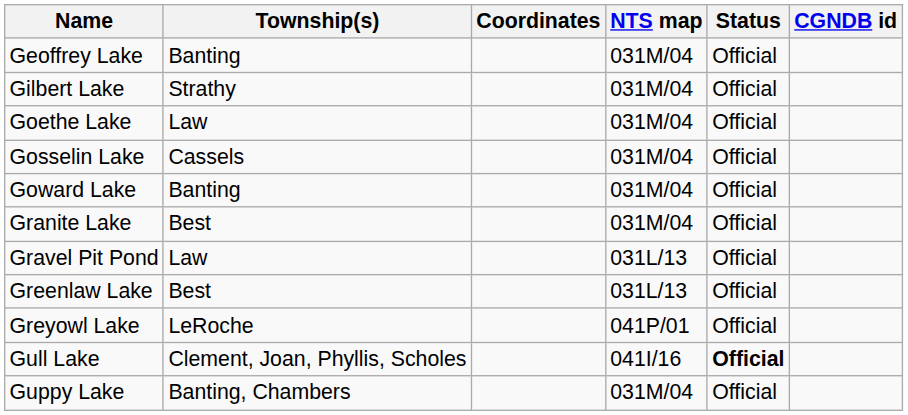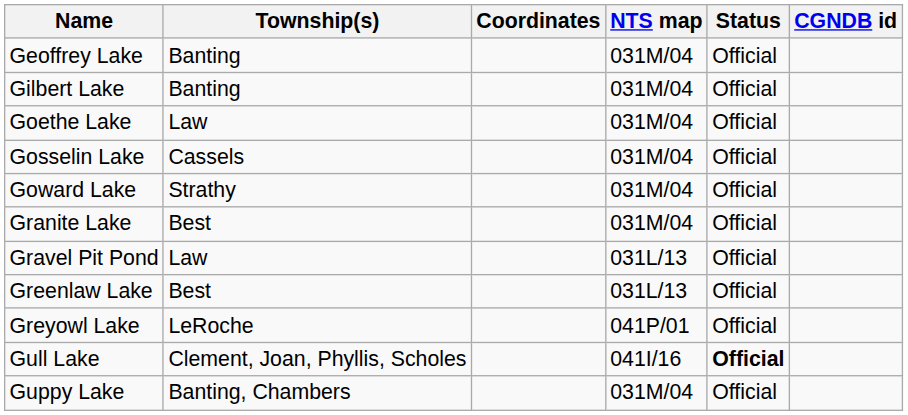(202, 88) Strathy -> (205, 88) Banting
(205, 190) Banting -> (202, 190) Strathy
